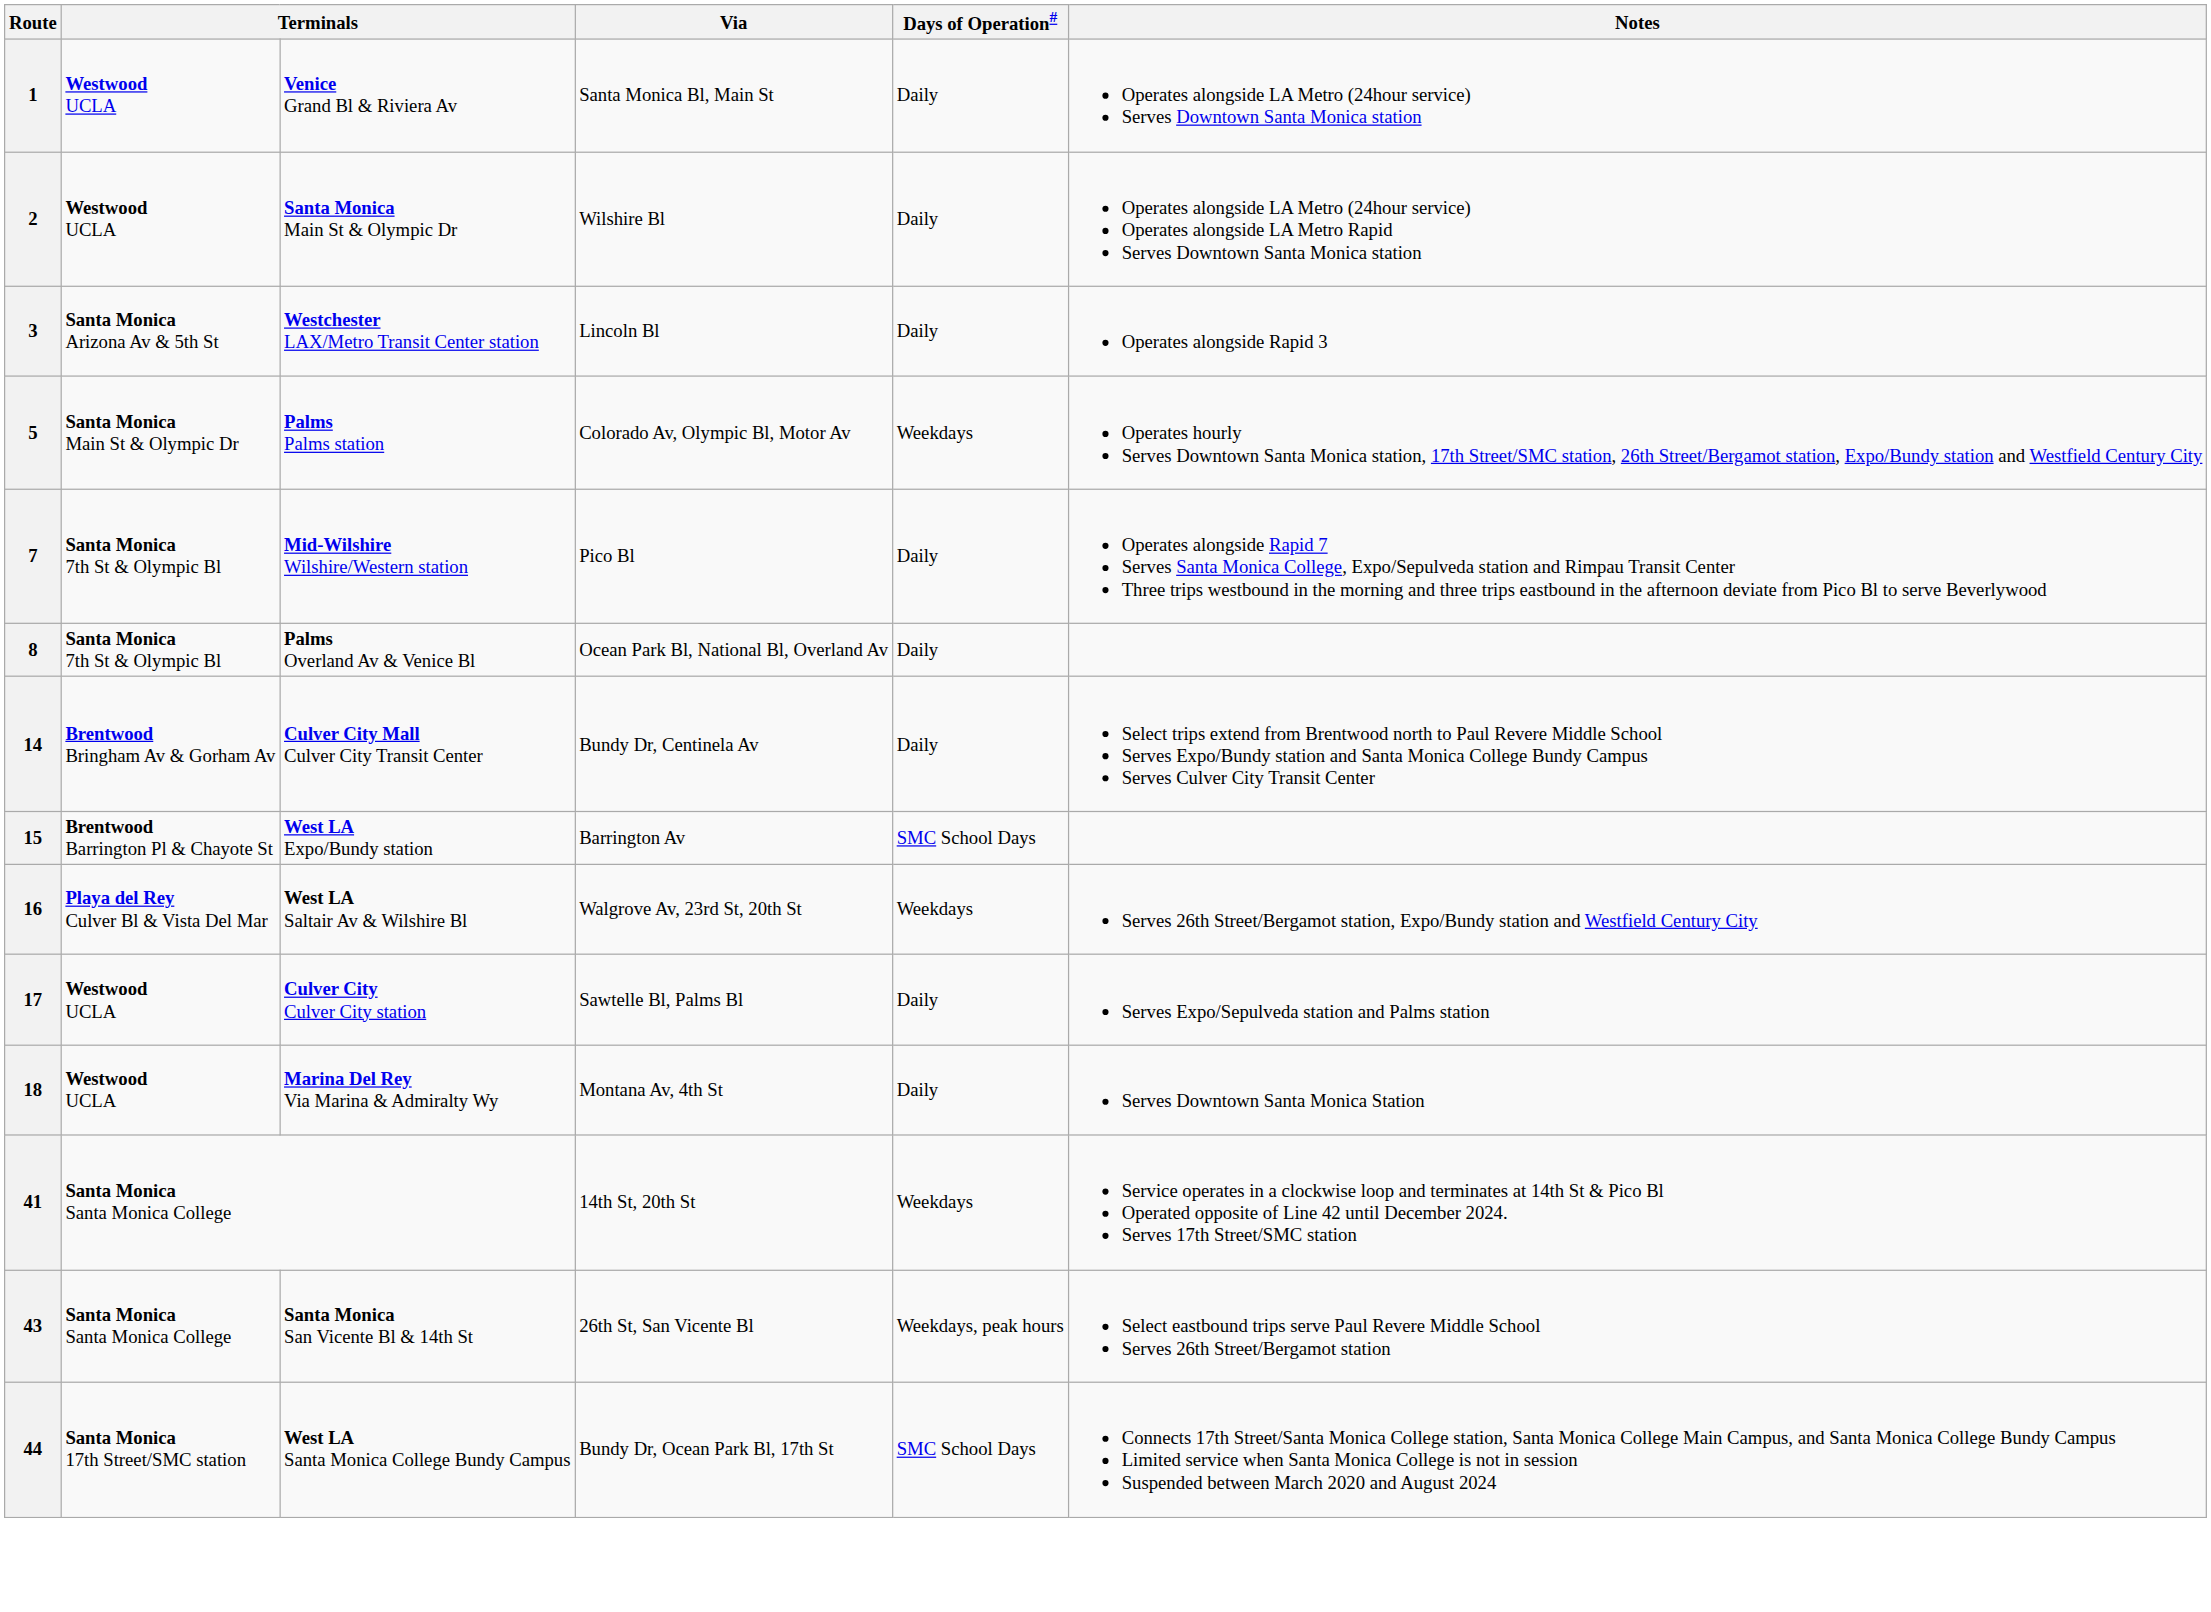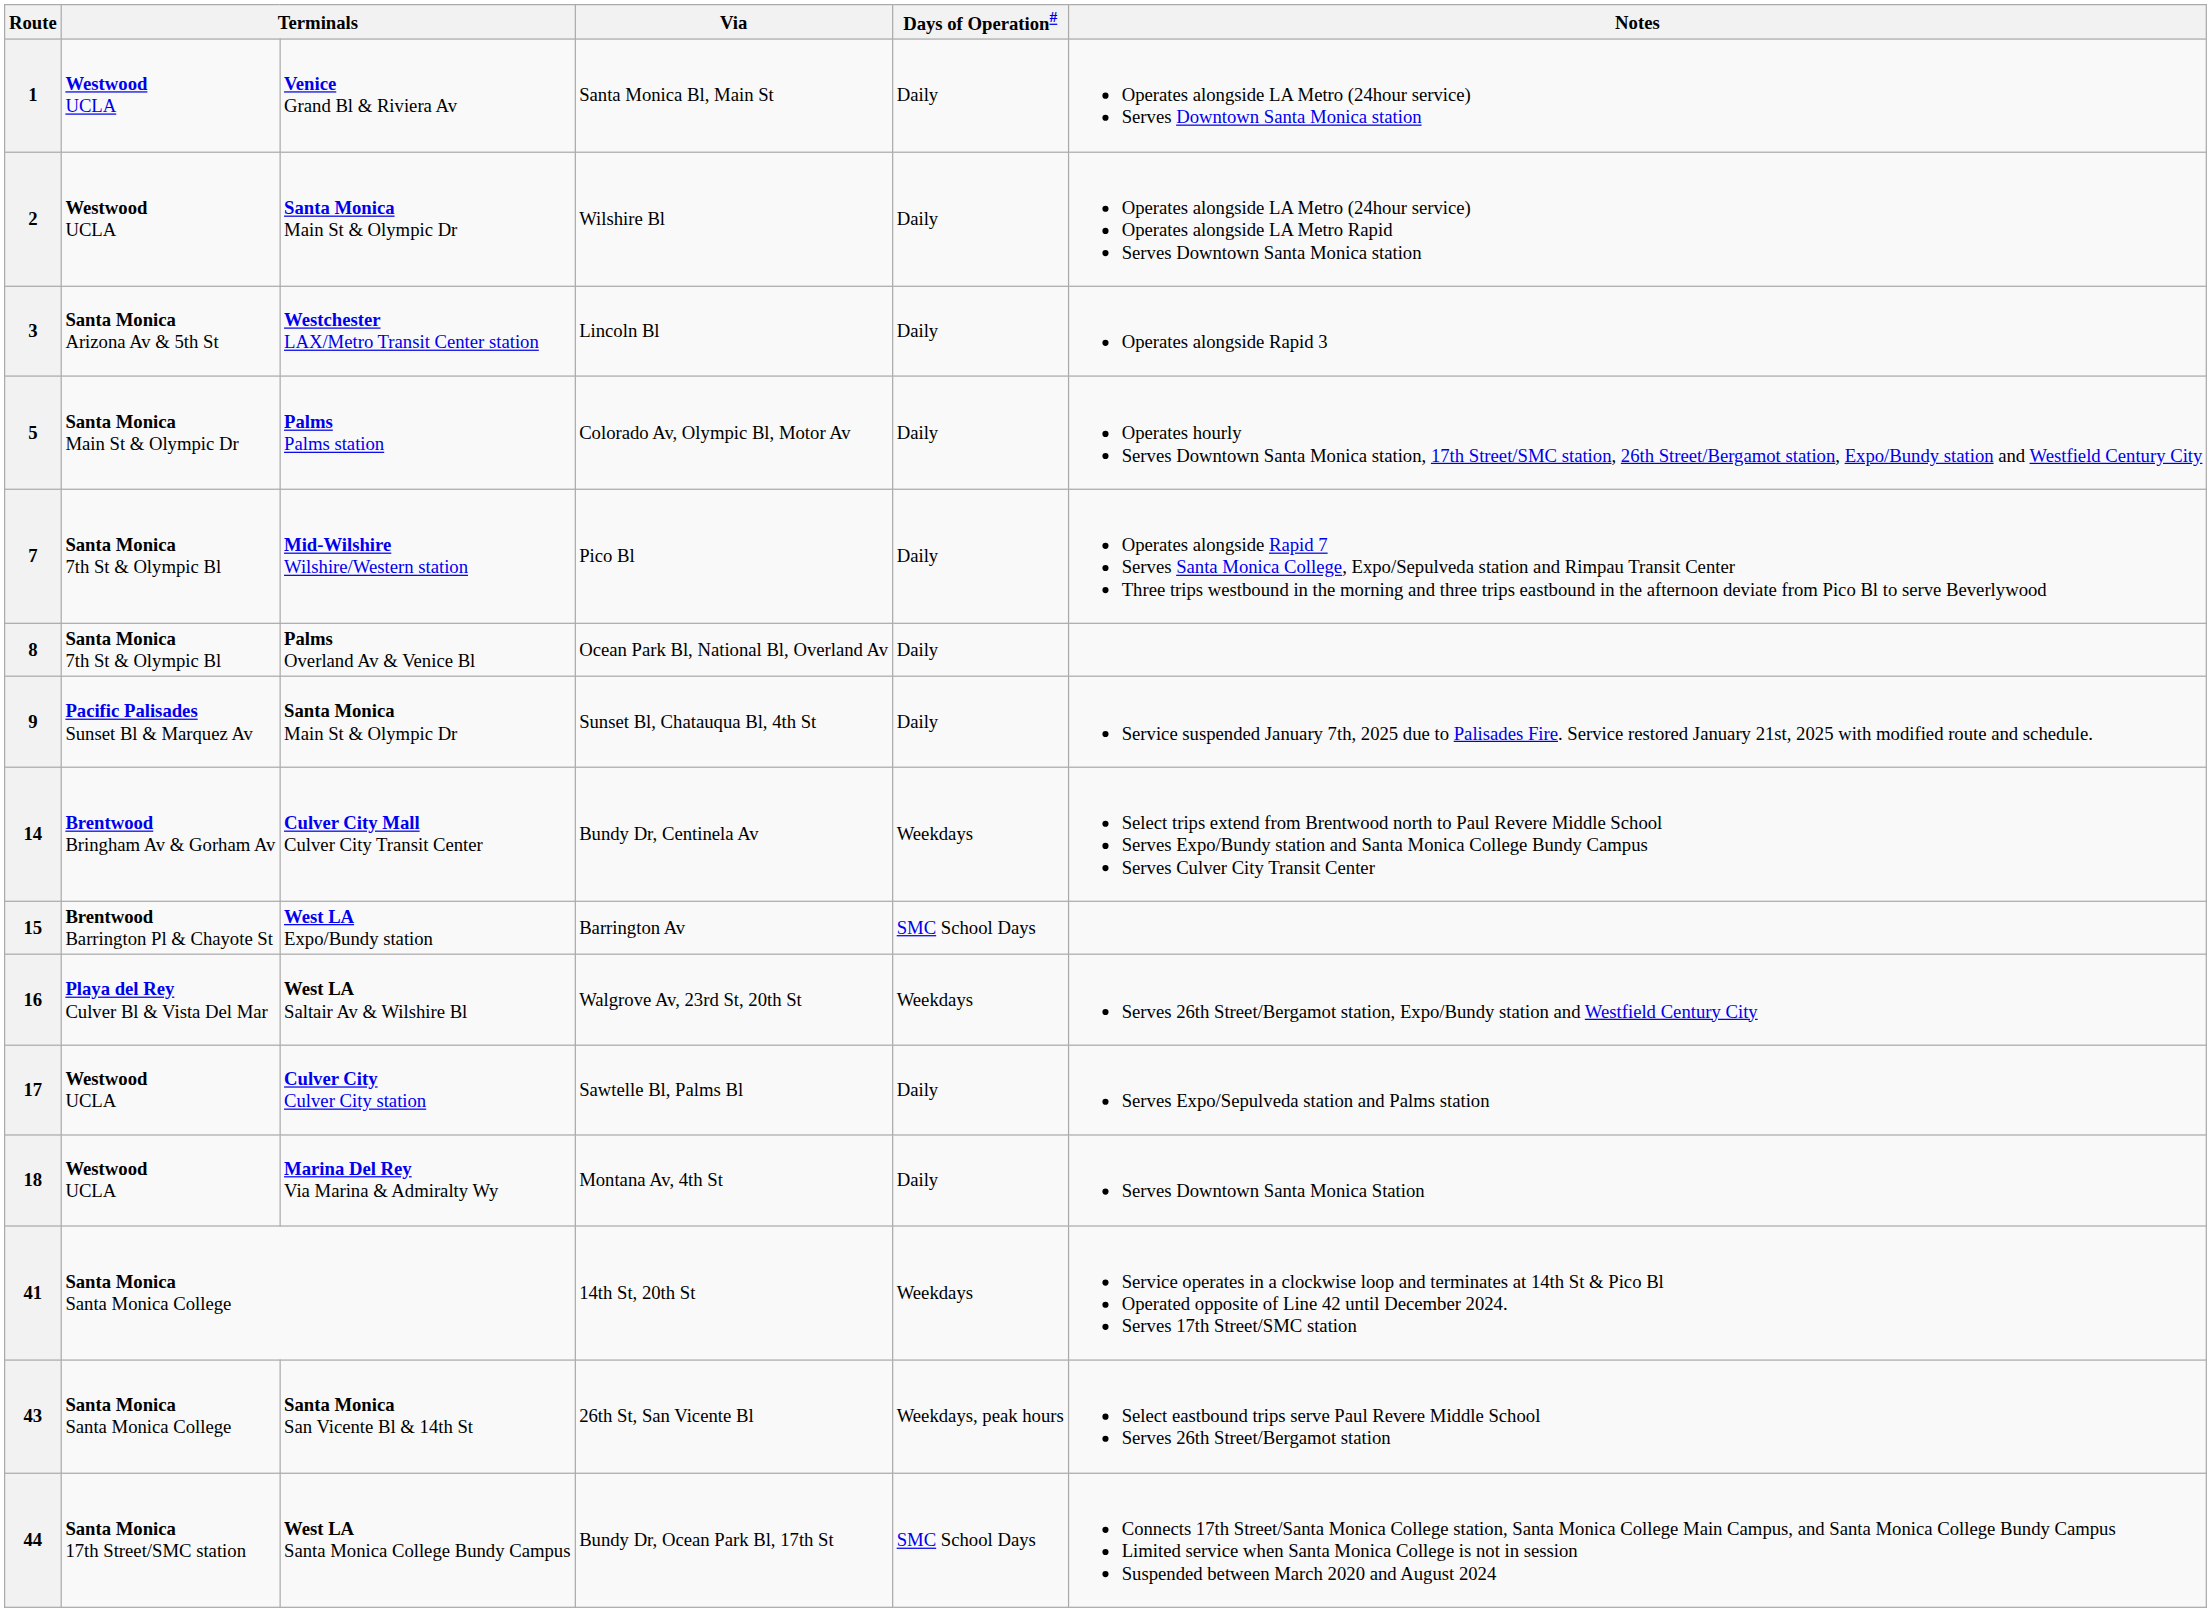(935, 432) Weekdays -> (917, 432) Daily
+ row: (33, 721)
(917, 744) Daily -> (935, 834) Weekdays
